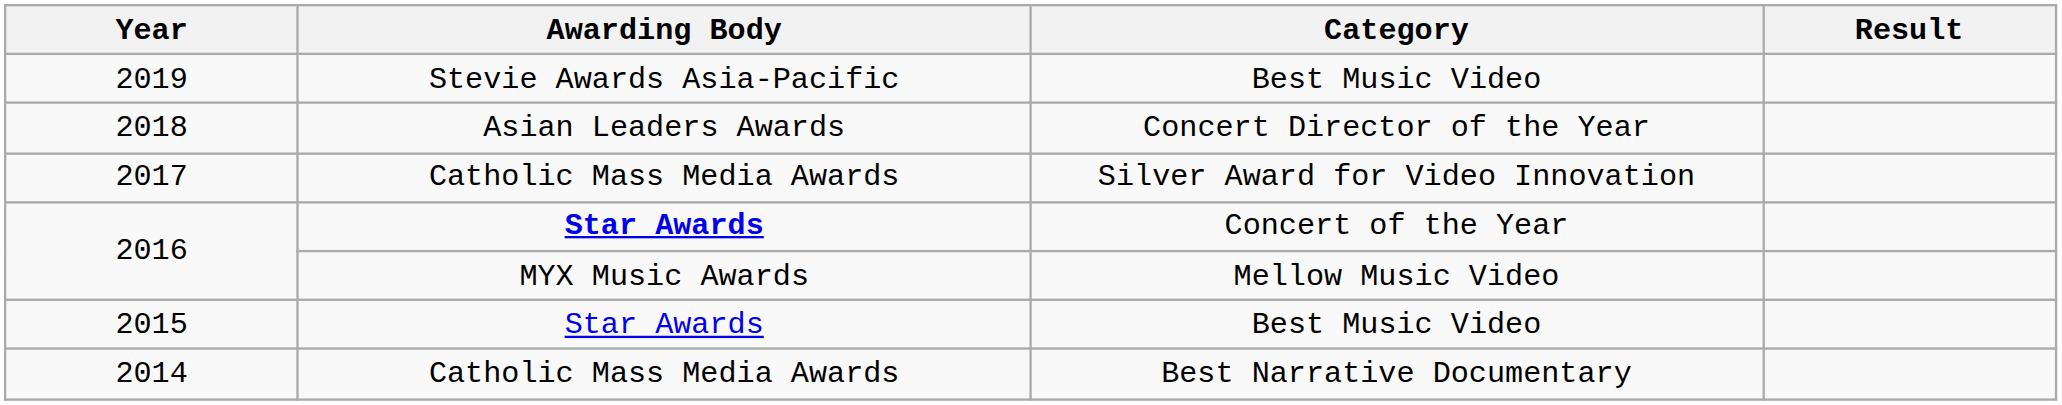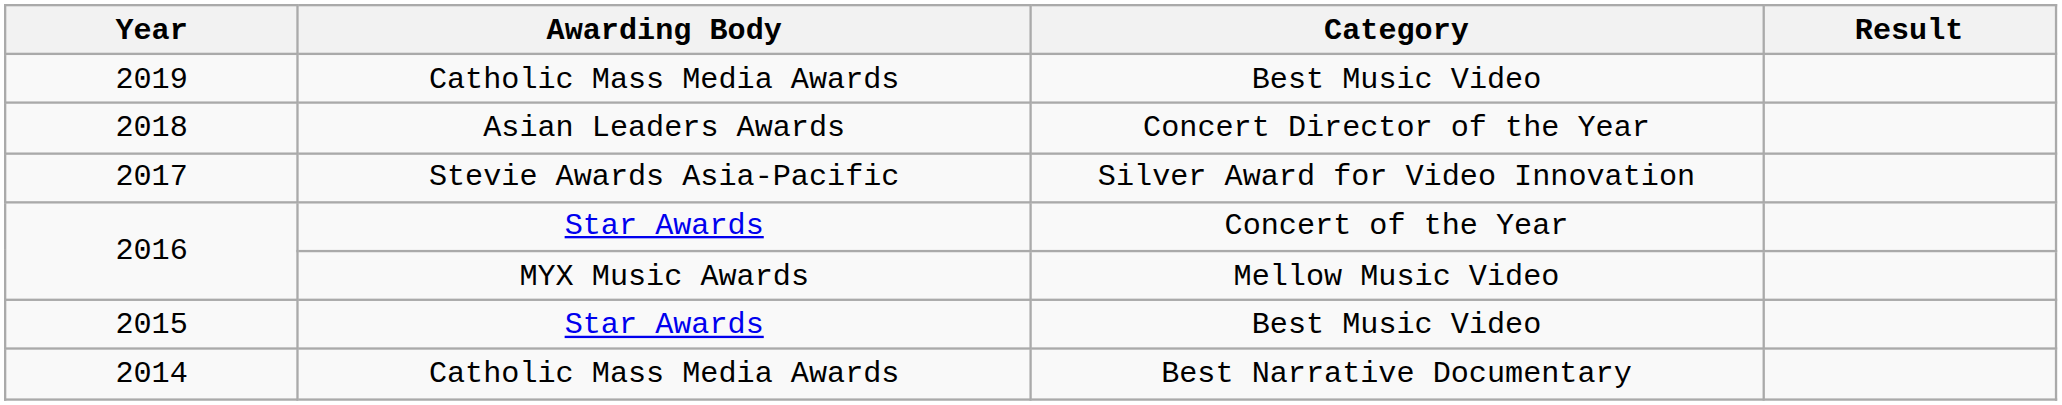(664, 79) Stevie Awards Asia-Pacific -> (664, 79) Catholic Mass Media Awards
(664, 177) Catholic Mass Media Awards -> (664, 177) Stevie Awards Asia-Pacific
(664, 226) bold -> (664, 226) normal
